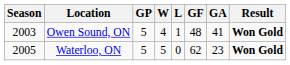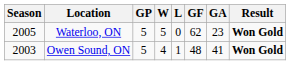rows swapped: (89, 32) <-> (89, 50)
